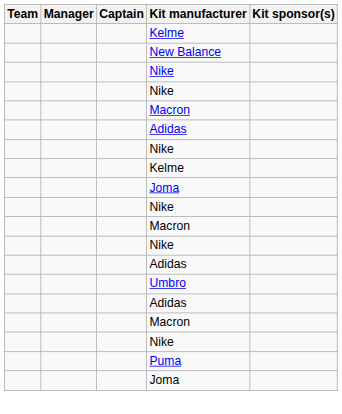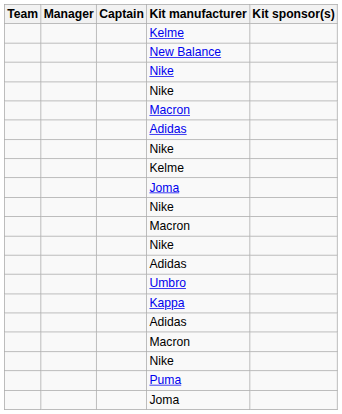+ row: (23, 303)
